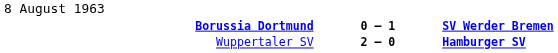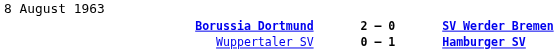(378, 26) 0 – 1 -> (378, 26) 2 – 0
(378, 43) 2 – 0 -> (378, 43) 0 – 1
